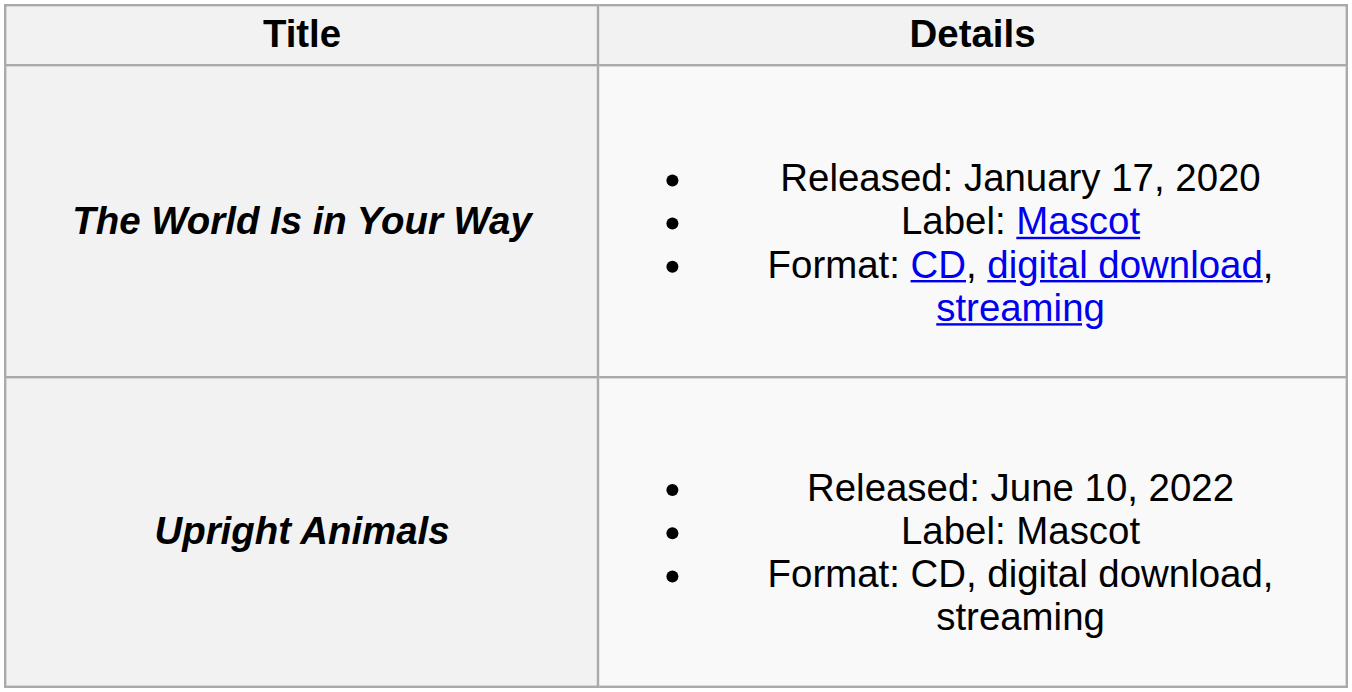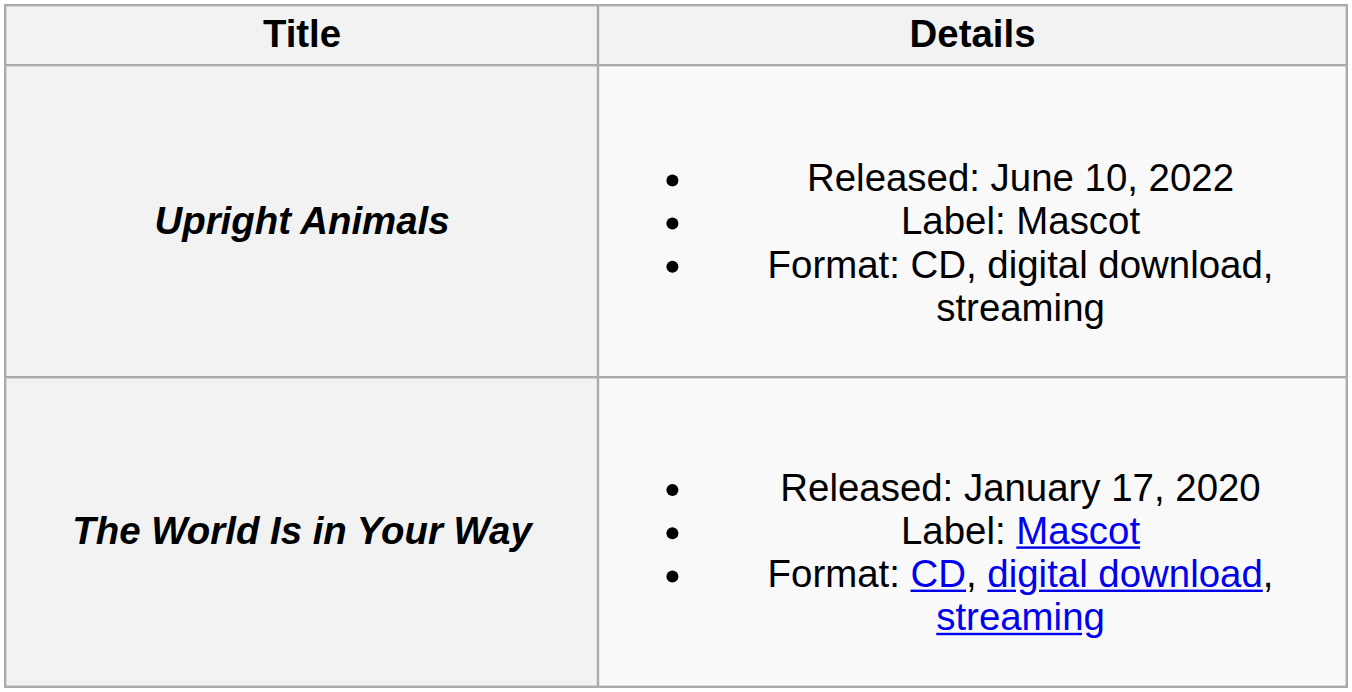rows swapped: (302, 220) <-> (302, 531)
